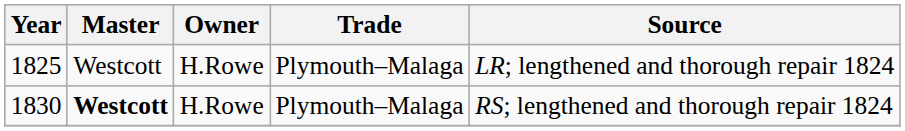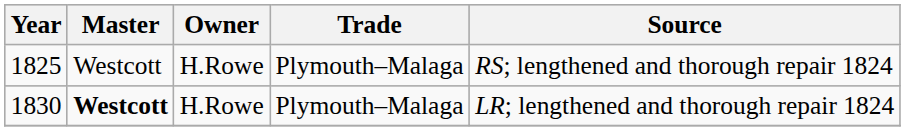(685, 65) LR; lengthened and thorough repair 1824 -> (684, 65) RS; lengthened and thorough repair 1824
(684, 105) RS; lengthened and thorough repair 1824 -> (685, 105) LR; lengthened and thorough repair 1824
